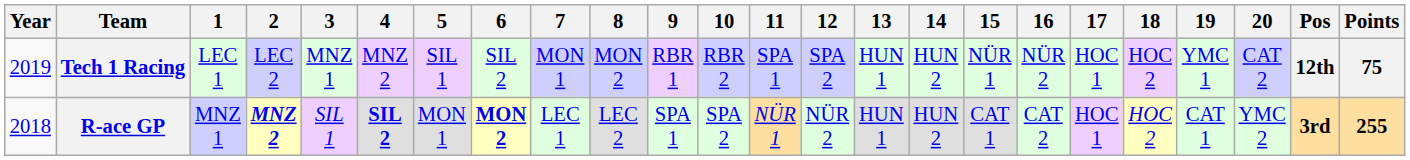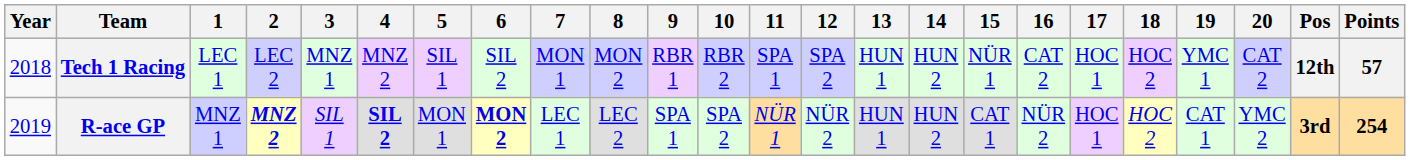(30, 67) 2019 -> (30, 67) 2018
(1043, 67) NÜR 2 -> (1043, 67) CAT 2
(1372, 67) 75 -> (1372, 67) 57
(30, 125) 2018 -> (30, 125) 2019
(1043, 125) CAT 2 -> (1043, 125) NÜR 2
(1372, 125) 255 -> (1372, 125) 254
